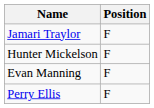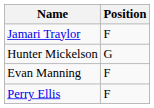(107, 53) F -> (108, 53) G
